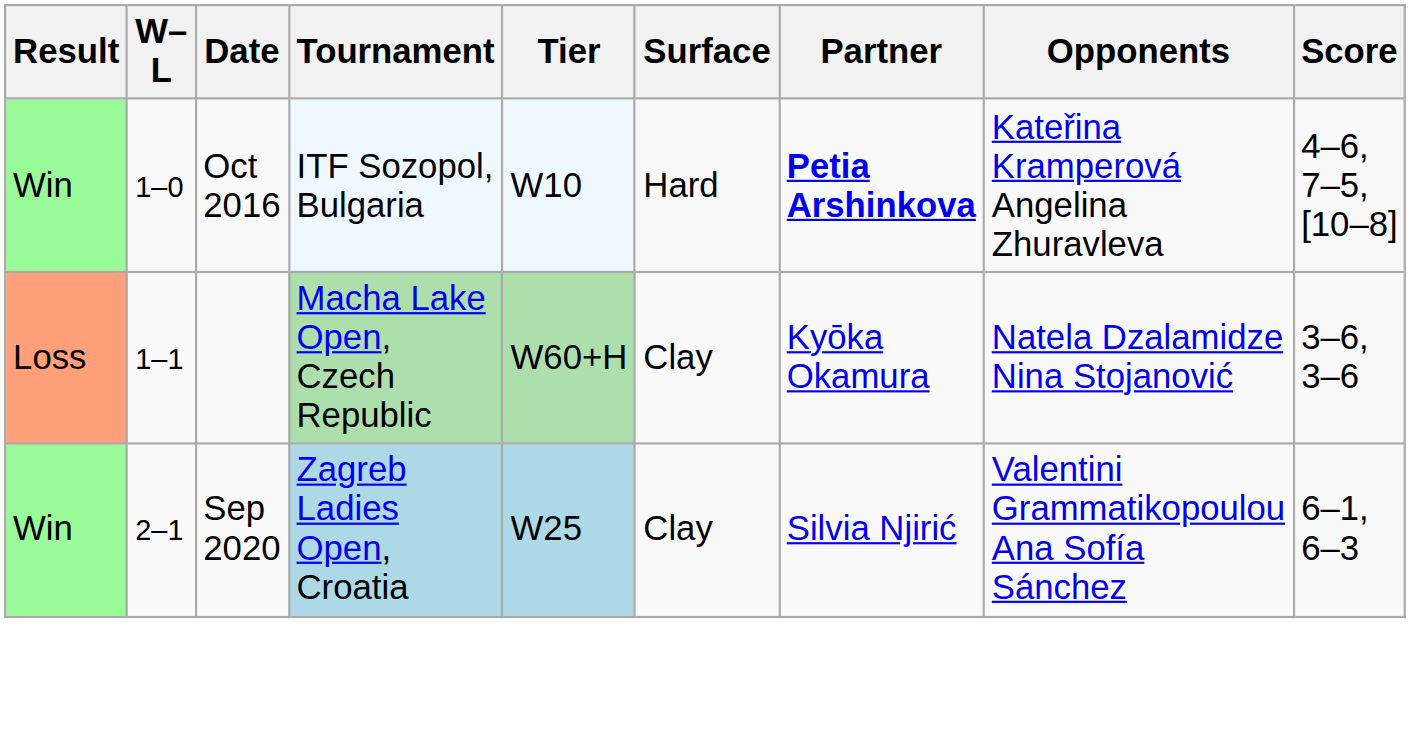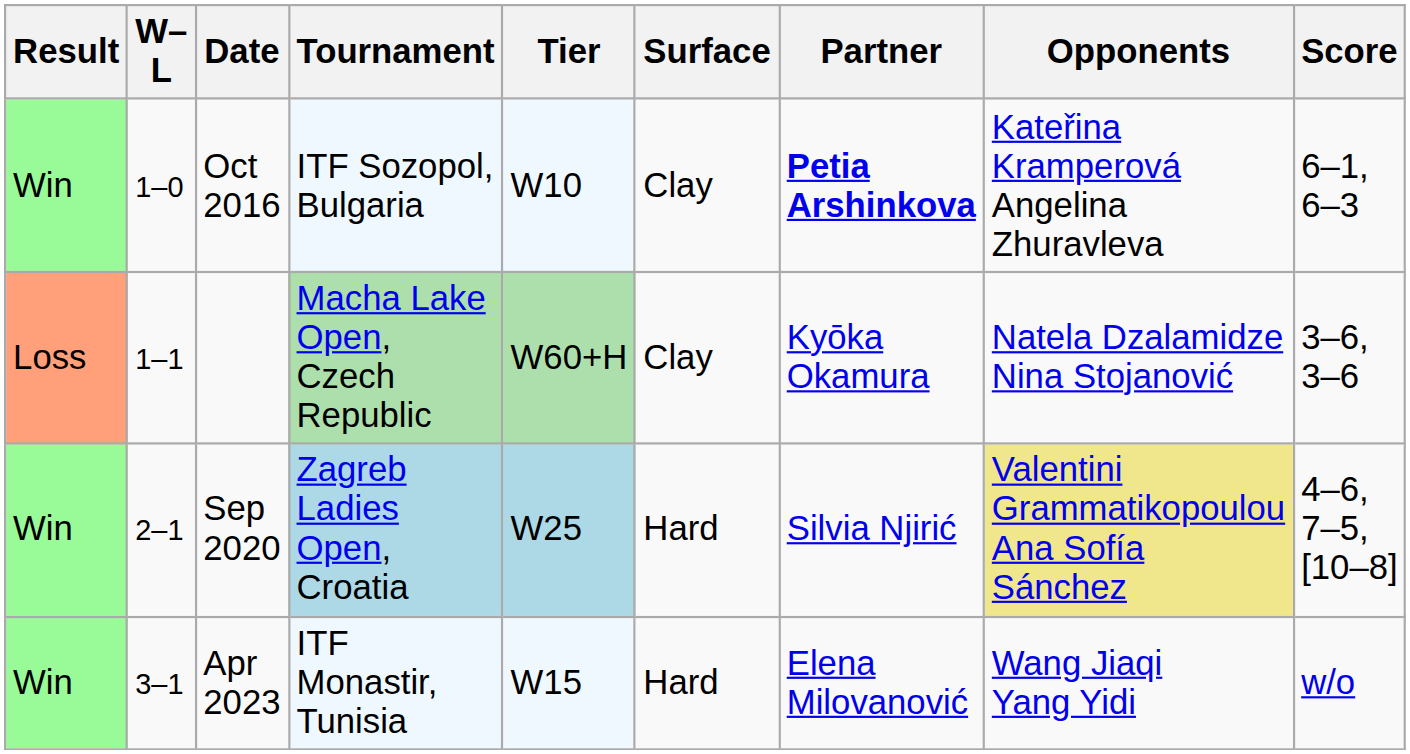(681, 184) Hard -> (678, 184) Clay
(1349, 184) 4–6, 7–5, [10–8] -> (1335, 184) 6–1, 6–3
(678, 529) Clay -> (681, 529) Hard
(1138, 529) no background -> (1138, 529) khaki background
(1335, 529) 6–1, 6–3 -> (1349, 529) 4–6, 7–5, [10–8]
+ row: (242, 681)
